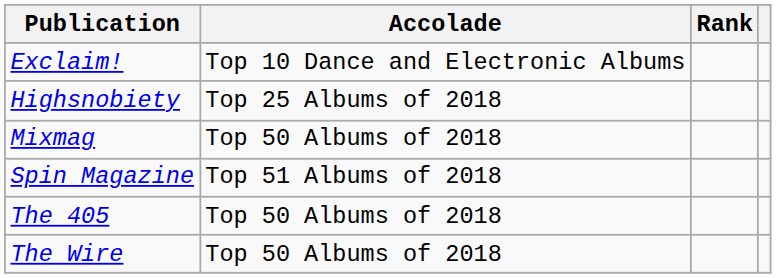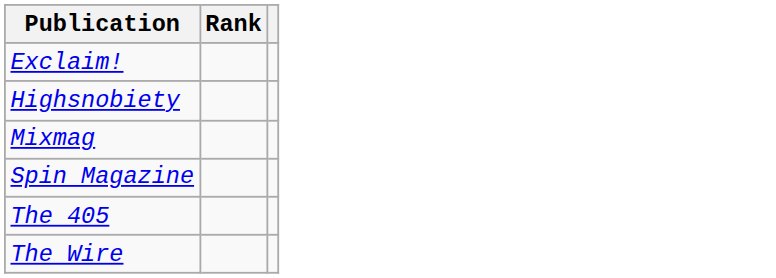- column: (445, 24)
